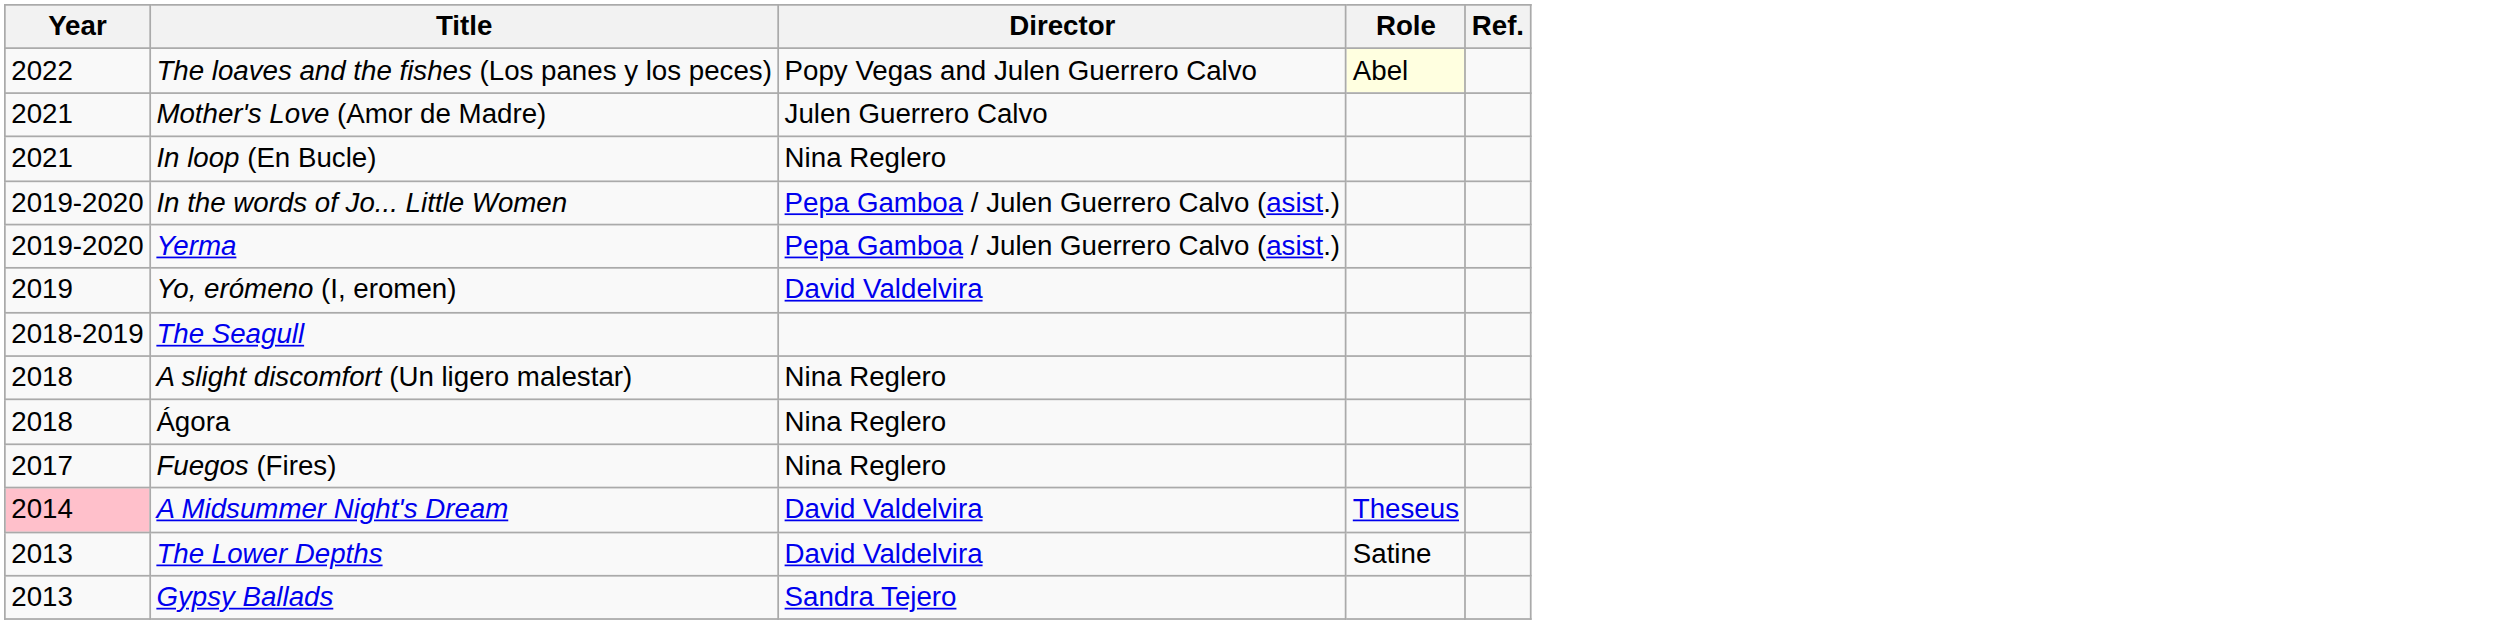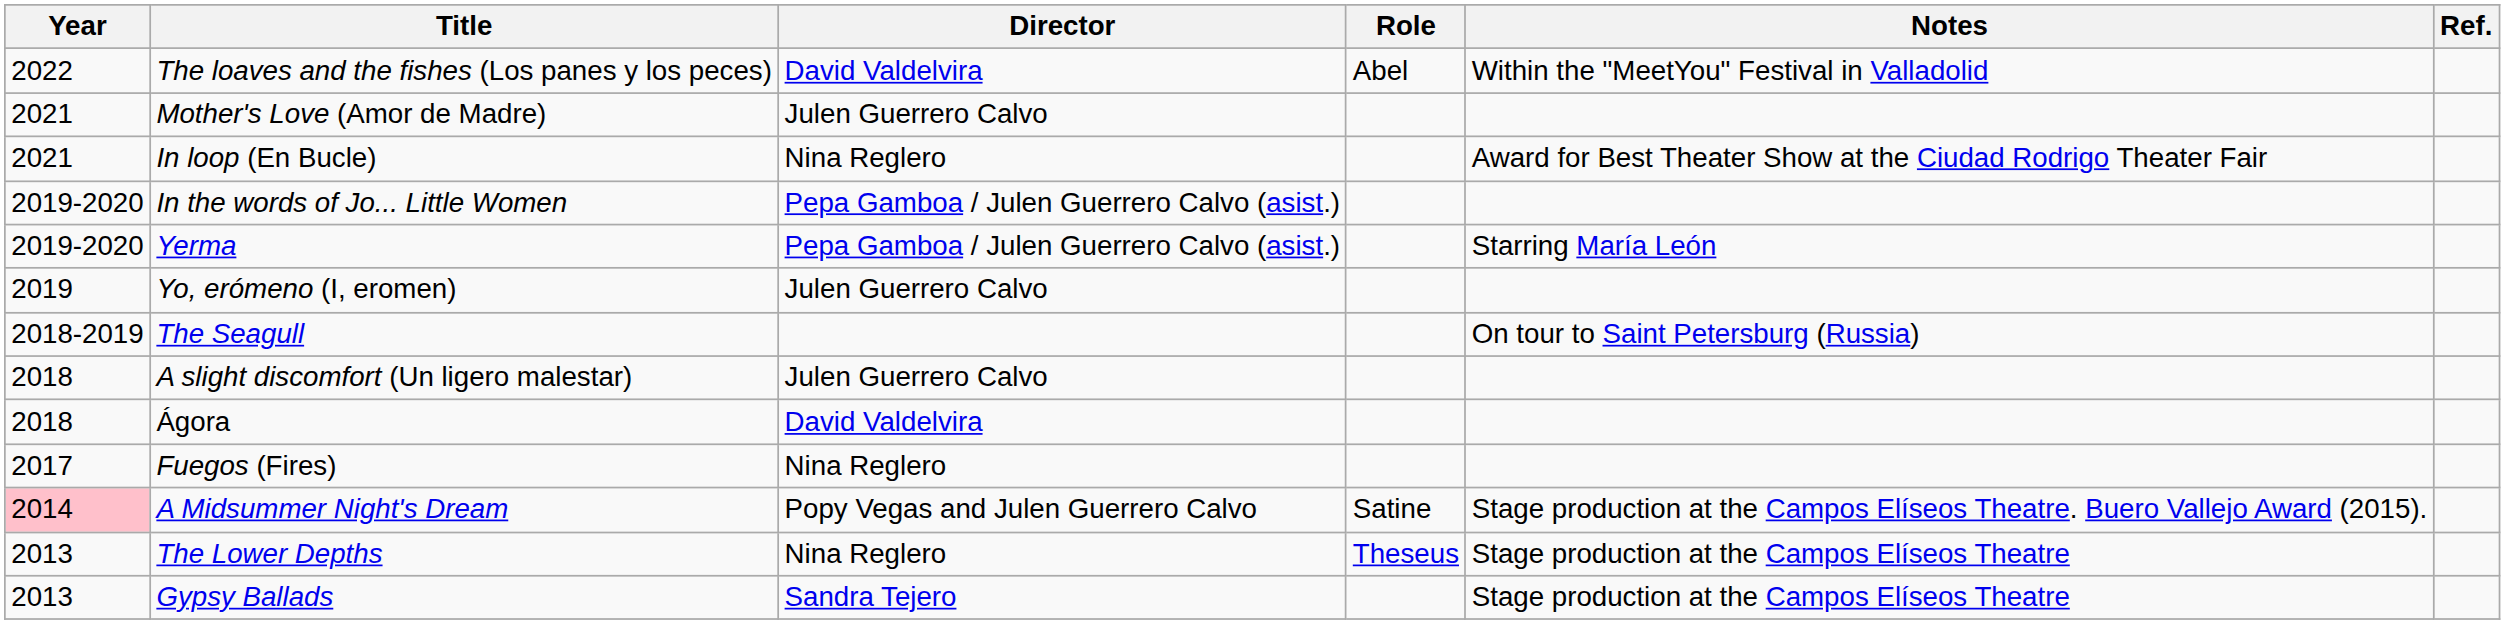+ column: (1950, 26)
(1021, 70) Popy Vegas and Julen Guerrero Calvo -> (884, 70) David Valdelvira
(1381, 70) lightyellow background -> (1381, 70) no background
(884, 289) David Valdelvira -> (916, 289) Julen Guerrero Calvo
(865, 377) Nina Reglero -> (916, 377) Julen Guerrero Calvo
(865, 421) Nina Reglero -> (884, 421) David Valdelvira
(884, 509) David Valdelvira -> (1021, 509) Popy Vegas and Julen Guerrero Calvo
(1406, 509) Theseus -> (1392, 509) Satine
(884, 553) David Valdelvira -> (865, 553) Nina Reglero
(1392, 553) Satine -> (1406, 553) Theseus
